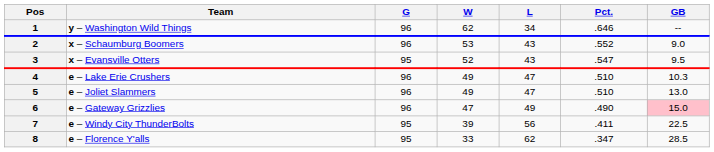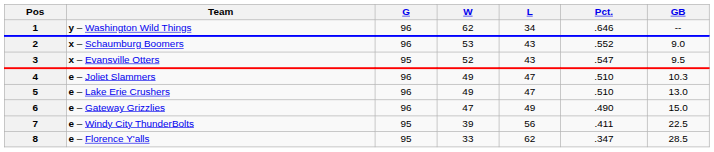(119, 76) e – Lake Erie Crushers -> (112, 76) e – Joliet Slammers
(112, 92) e – Joliet Slammers -> (119, 92) e – Lake Erie Crushers
(678, 108) pink background -> (678, 108) no background
